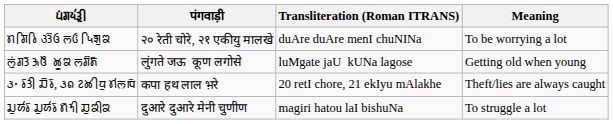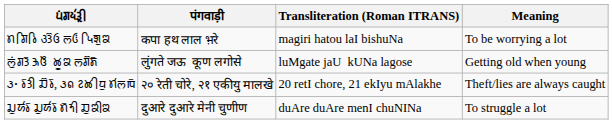(207, 39) २० रेती चोरे, २१ एकीयु मालखे -> (180, 39) कपा हथ लाल भ़रे
(350, 38) duAre duAre menI chuNINa -> (341, 38) magiri hatou laI bishuNa
(180, 85) कपा हथ लाल भ़रे -> (207, 85) २० रेती चोरे, २१ एकीयु मालखे
(341, 107) magiri hatou laI bishuNa -> (350, 107) duAre duAre menI chuNINa
